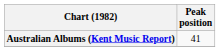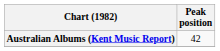(196, 38) 41 -> (196, 38) 42
